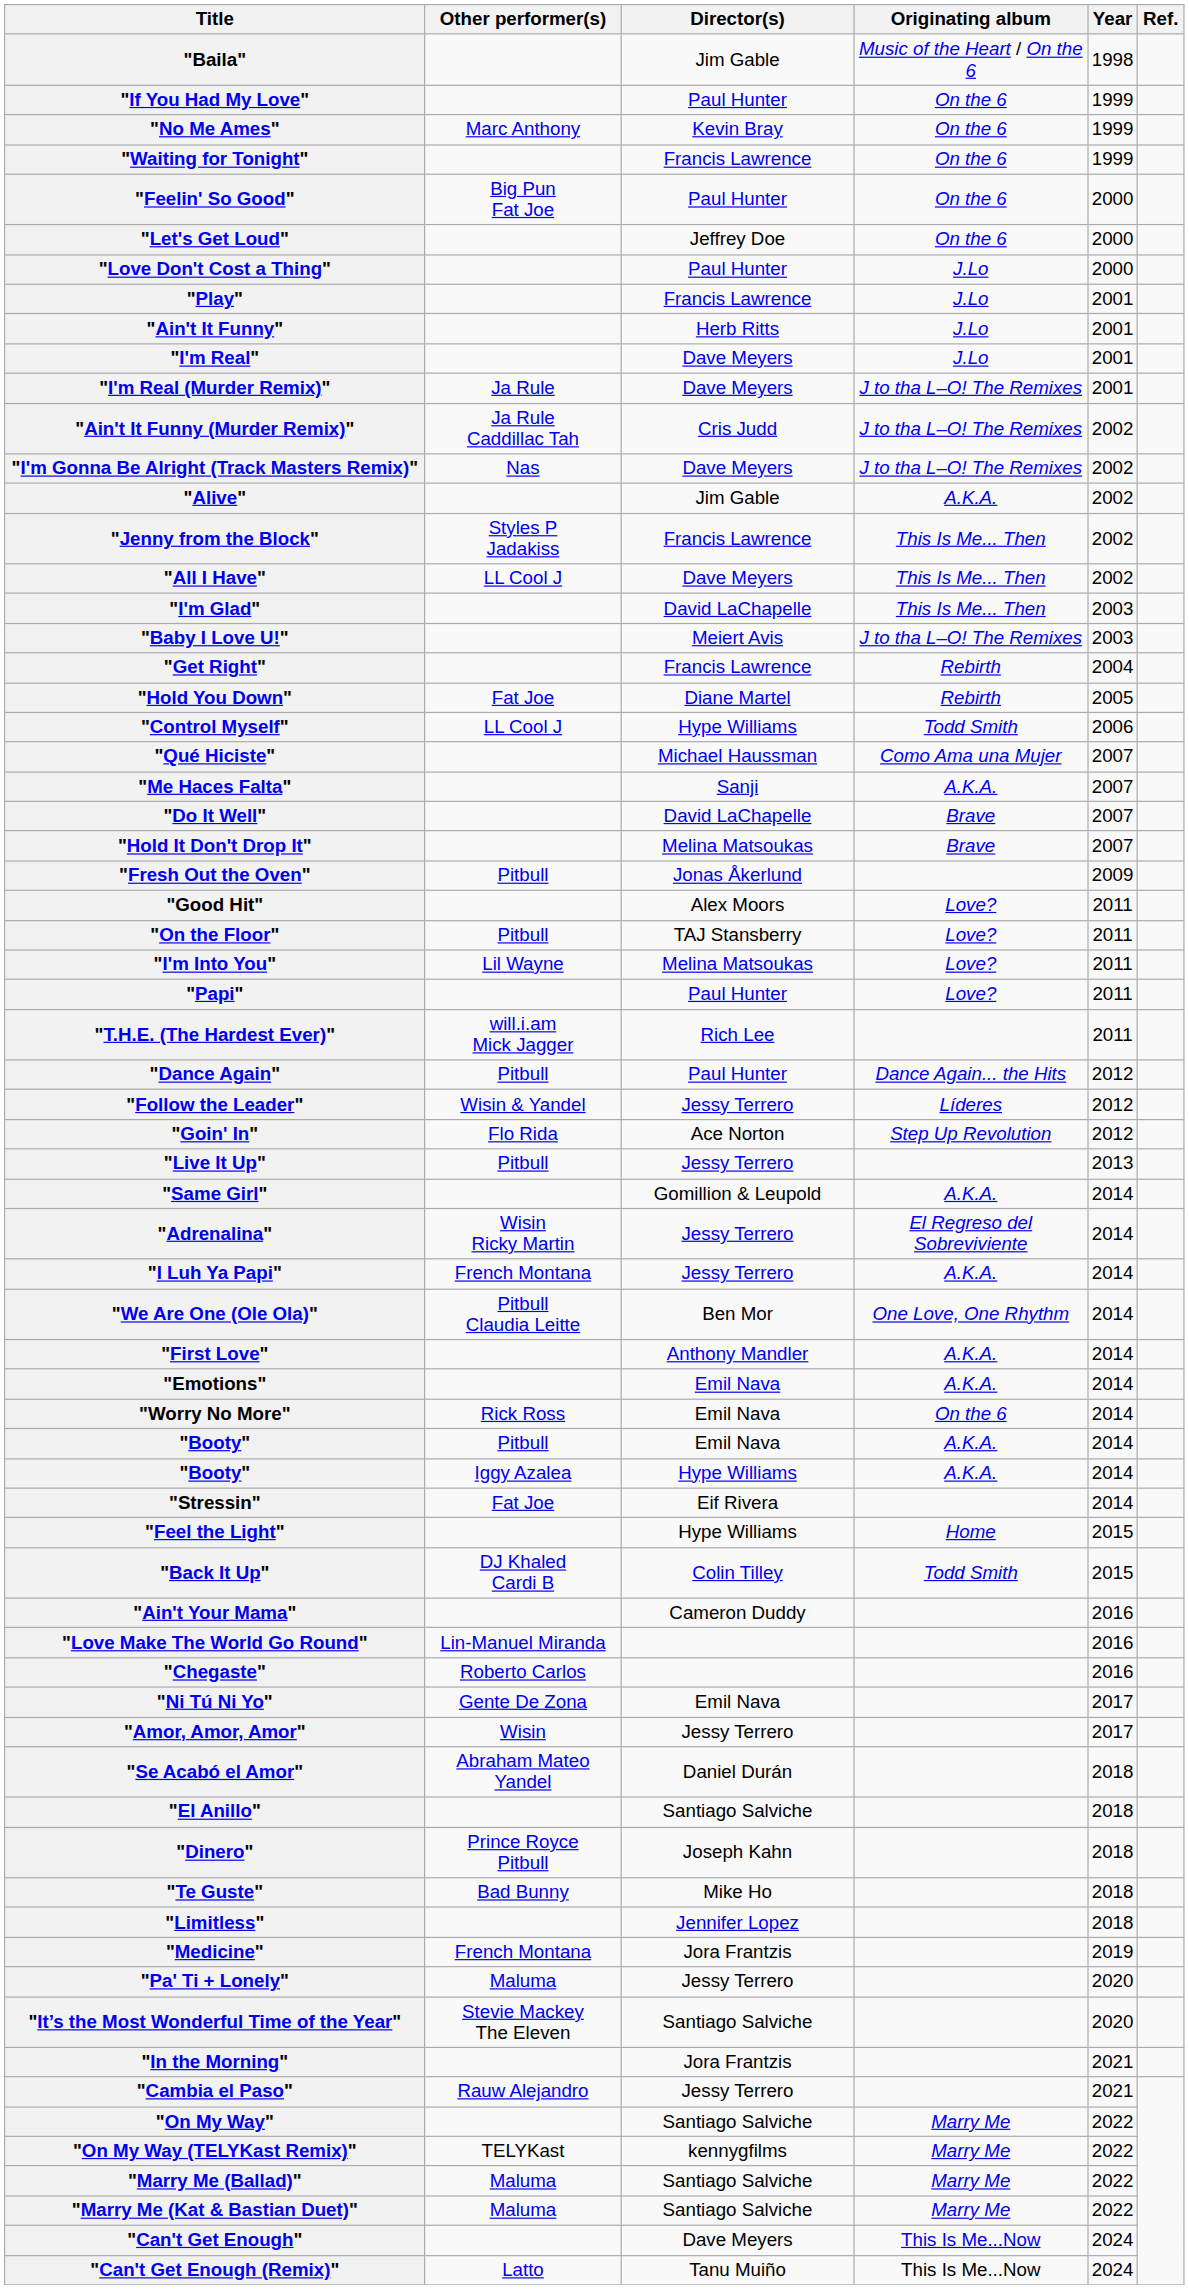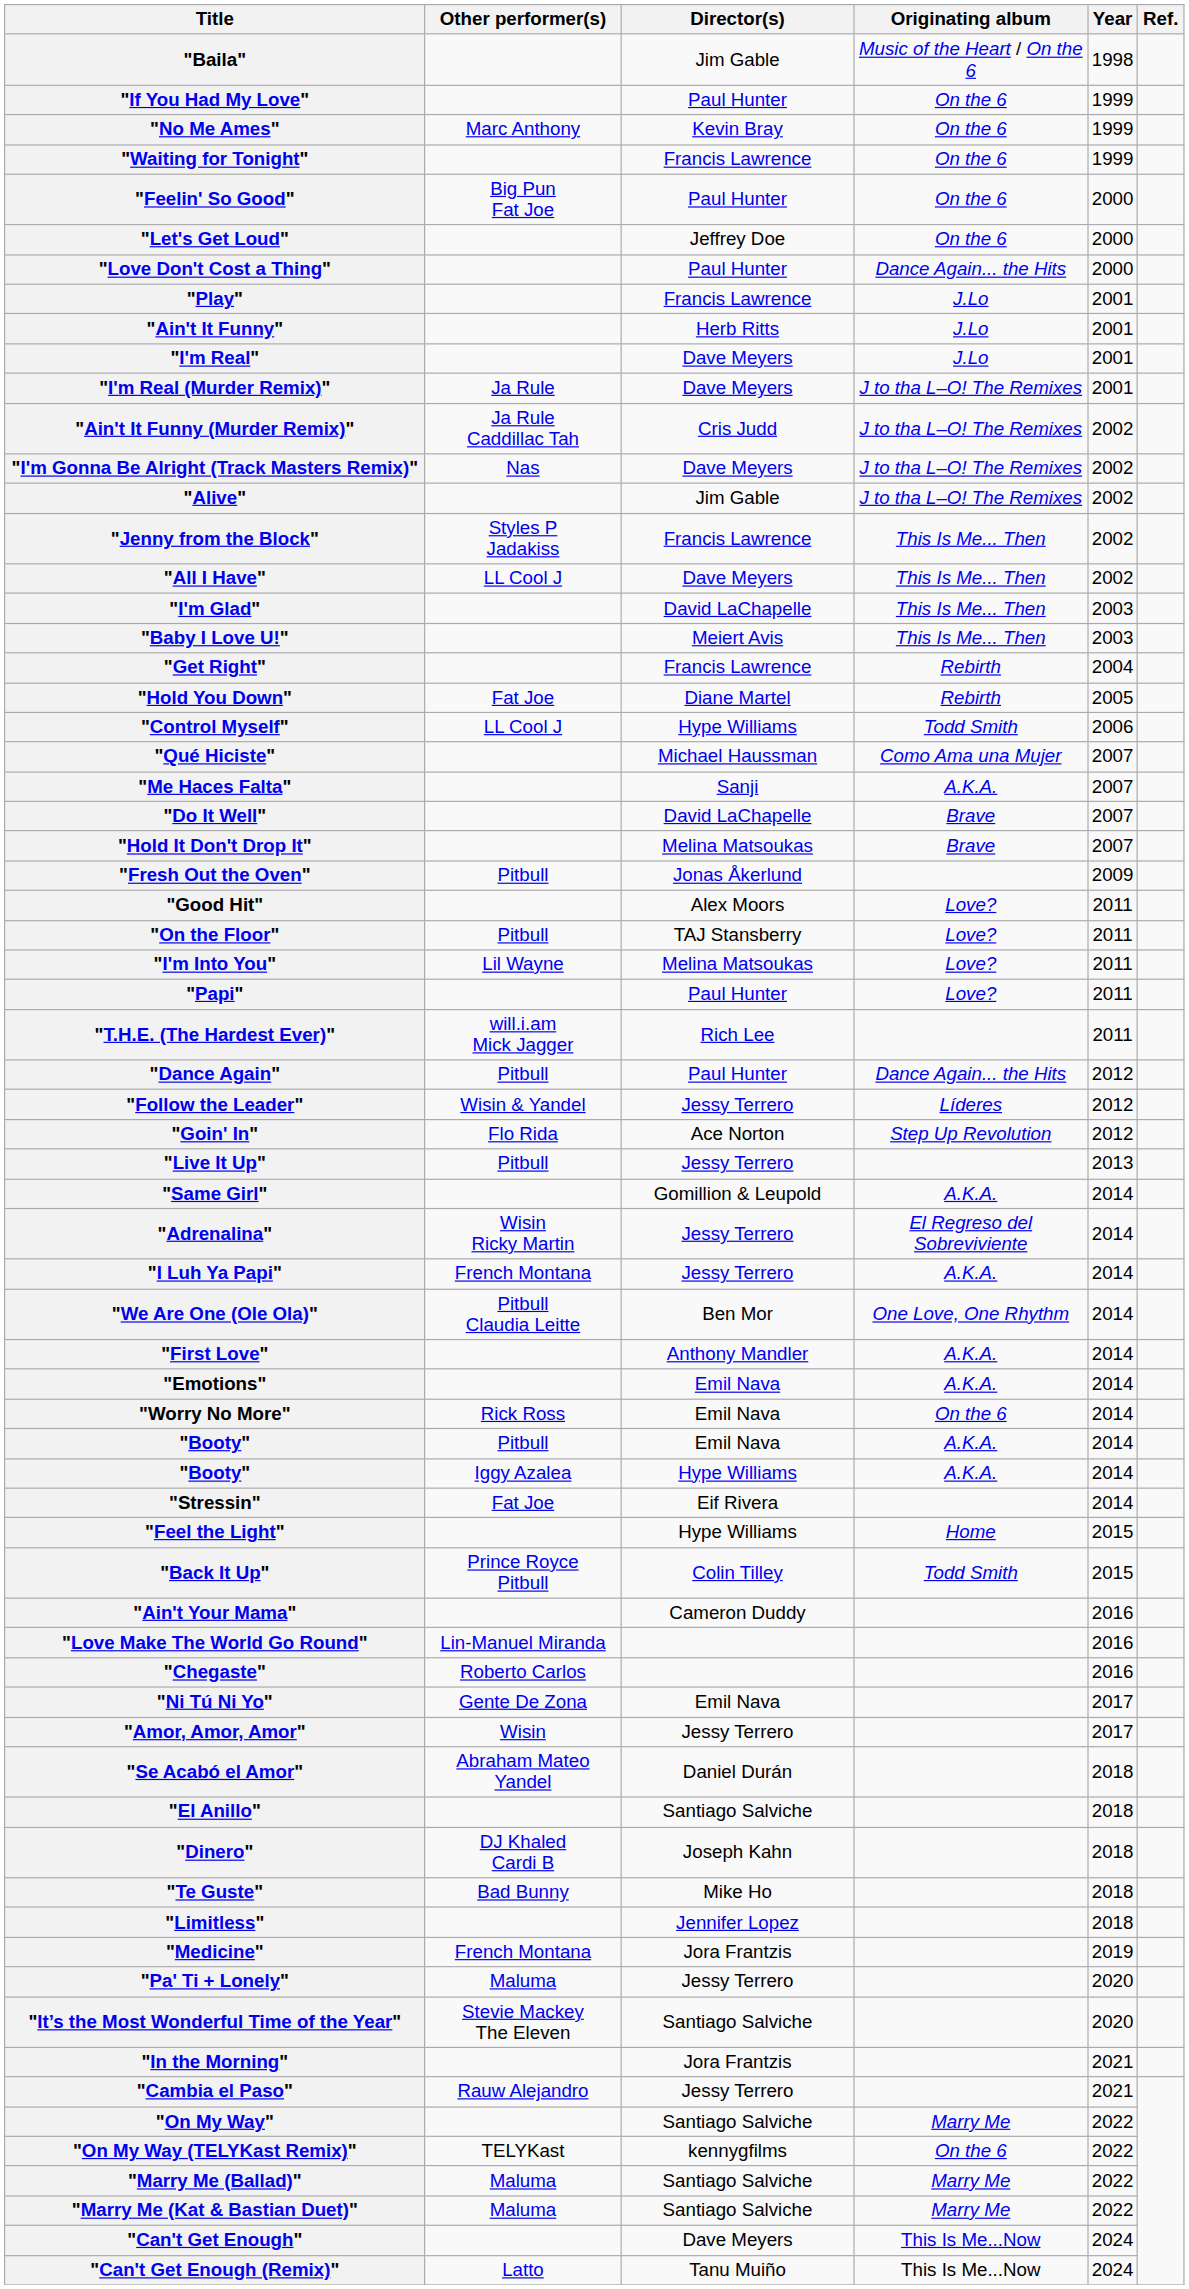(971, 269) J.Lo -> (971, 269) Dance Again... the Hits
(971, 498) A.K.A. -> (971, 498) J to tha L–O! The Remixes
(971, 637) J to tha L–O! The Remixes -> (971, 637) This Is Me... Then
(523, 1572) DJ Khaled Cardi B -> (523, 1572) Prince Royce Pitbull
(523, 1852) Prince Royce Pitbull -> (523, 1852) DJ Khaled Cardi B
(971, 2151) Marry Me -> (971, 2151) On the 6
